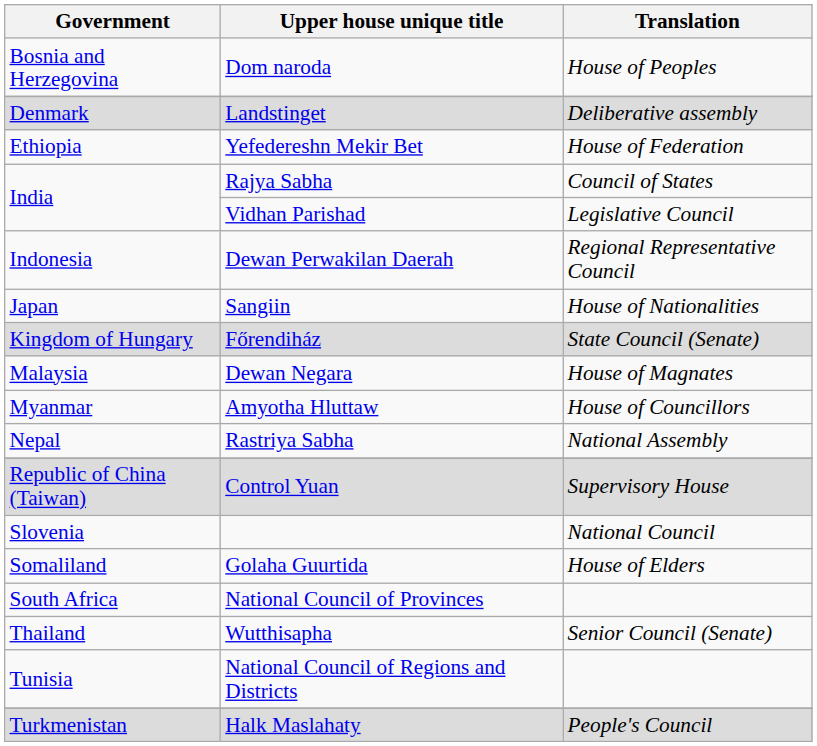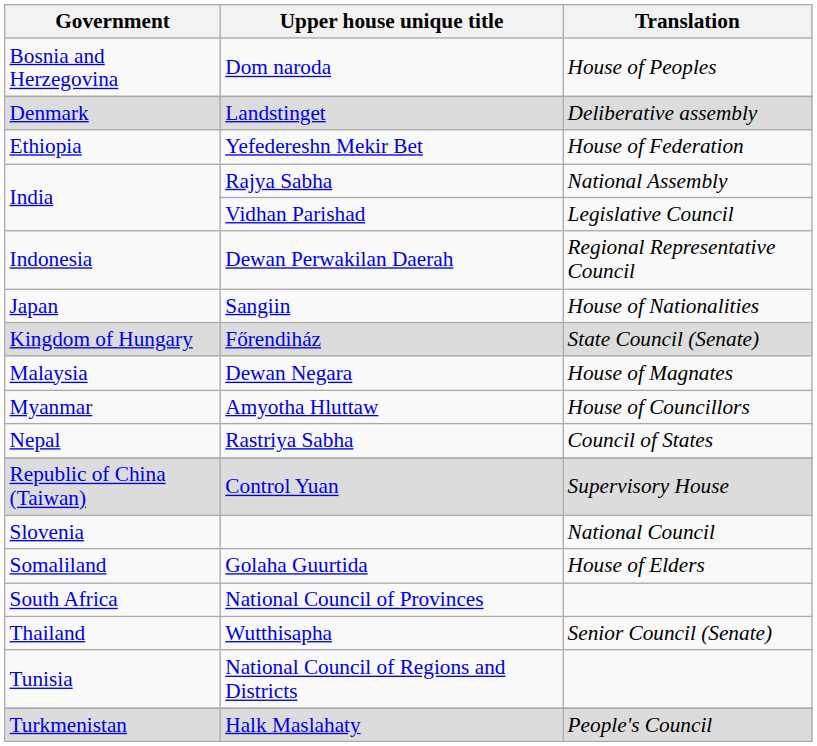(640, 180) Council of States -> (648, 180) National Assembly
(648, 440) National Assembly -> (640, 440) Council of States
